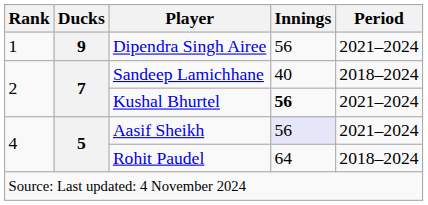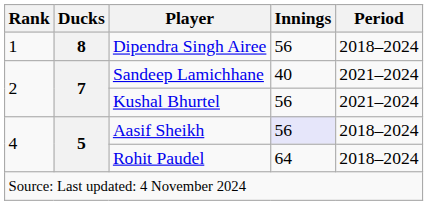(81, 46) 9 -> (81, 46) 8
(379, 46) 2021–2024 -> (379, 46) 2018–2024
(379, 74) 2018–2024 -> (379, 74) 2021–2024
(283, 102) bold -> (283, 102) normal
(379, 130) 2021–2024 -> (379, 130) 2018–2024
